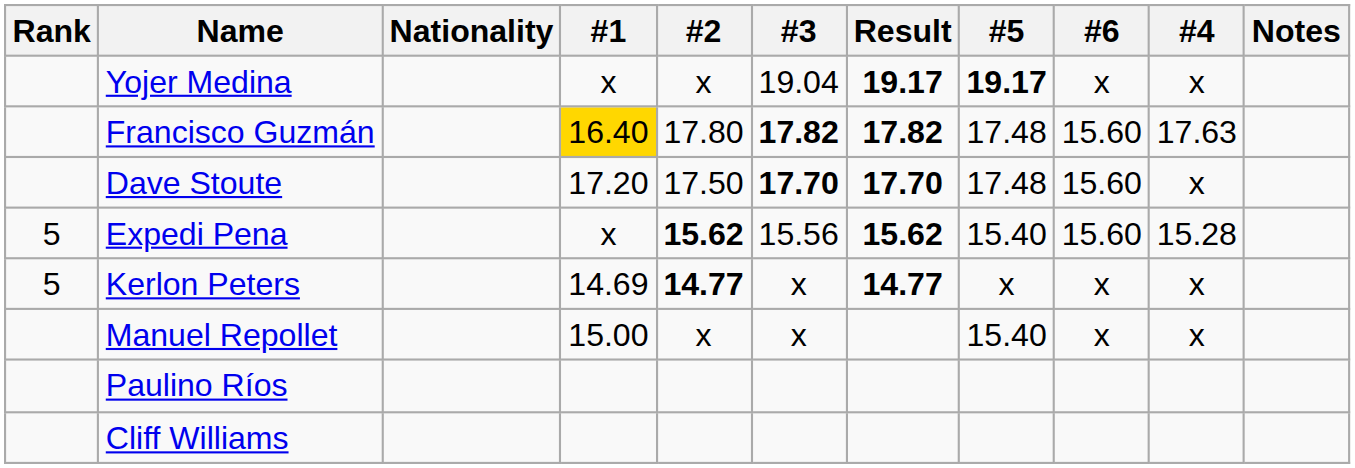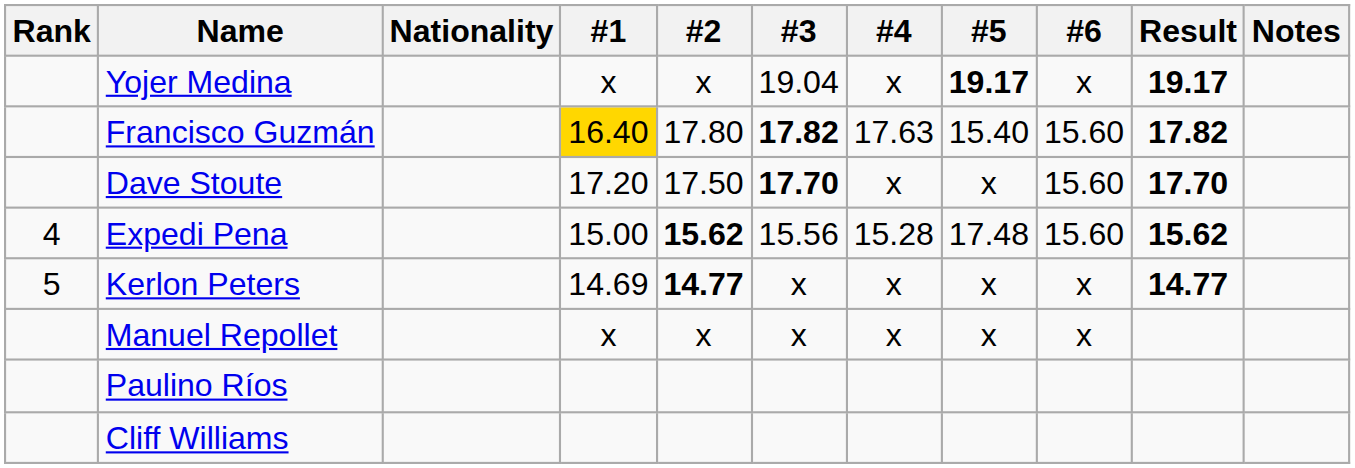columns swapped: (1197, 31) <-> (903, 31)
(1007, 132) 17.48 -> (989, 132) 15.40
(1007, 183) 17.48 -> (989, 183) x
(52, 234) 5 -> (52, 234) 4
(608, 234) x -> (608, 234) 15.00
(1007, 234) 15.40 -> (989, 234) 17.48
(608, 335) 15.00 -> (608, 335) x
(1007, 335) 15.40 -> (989, 335) x
